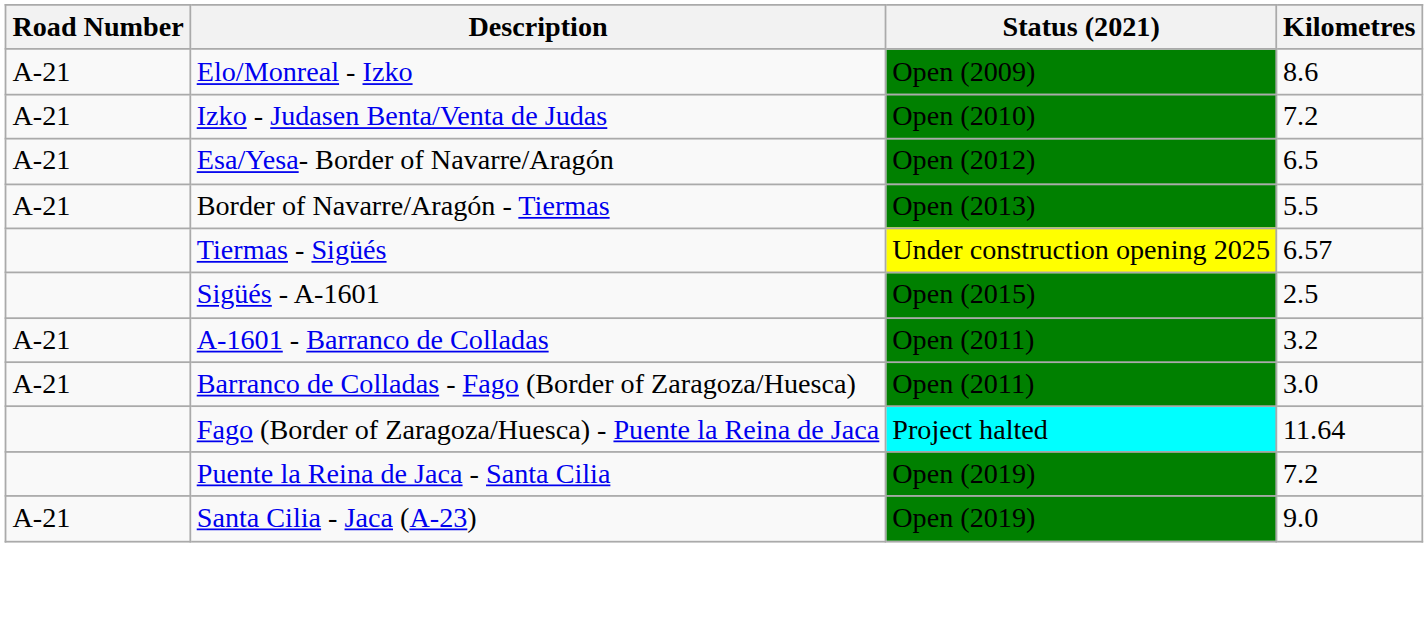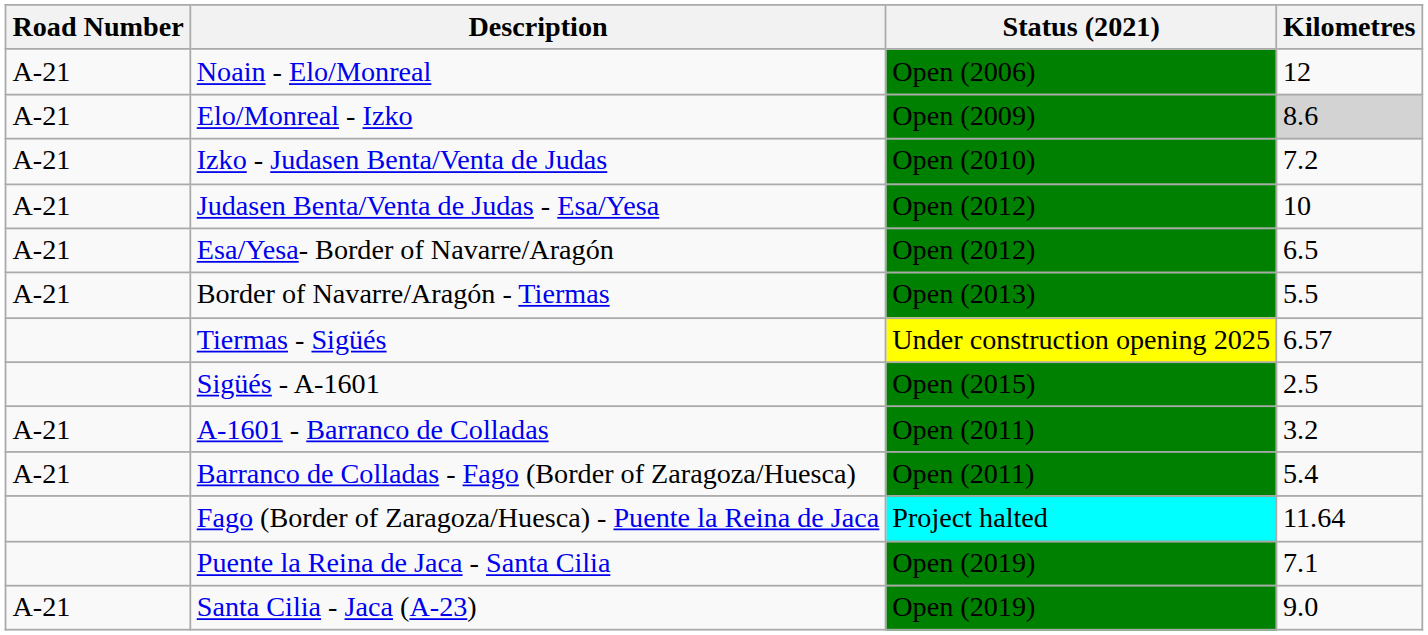+ row: (314, 71)
(1301, 71) no background -> (1301, 116) lightgrey background
+ row: (428, 205)
(1301, 384) 3.0 -> (1301, 473) 5.4
(1301, 473) 7.2 -> (1301, 562) 7.1
